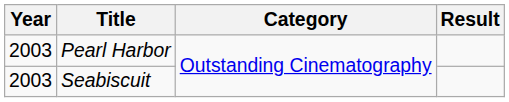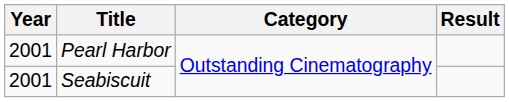(31, 50) 2003 -> (31, 50) 2001
(31, 81) 2003 -> (31, 81) 2001
